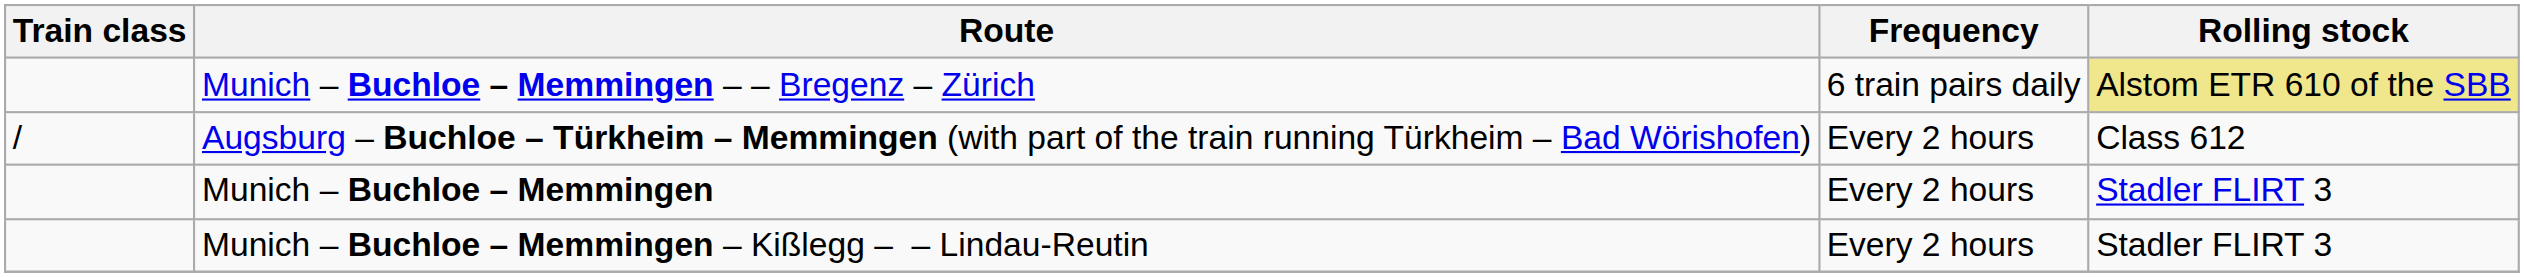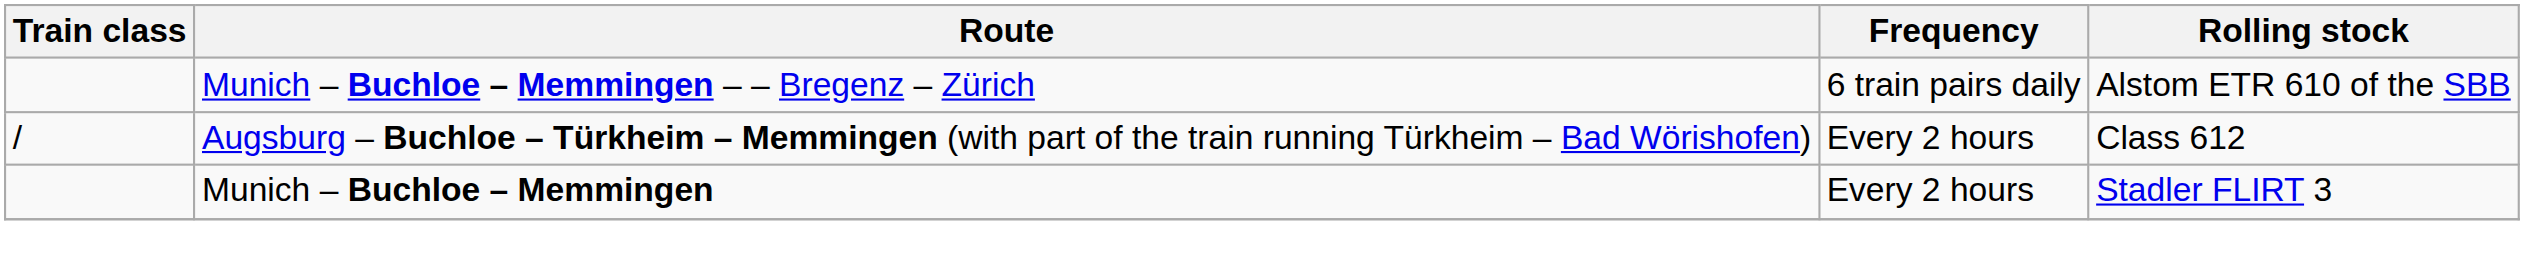(2303, 84) khaki background -> (2303, 84) no background
- row: (675, 244)
